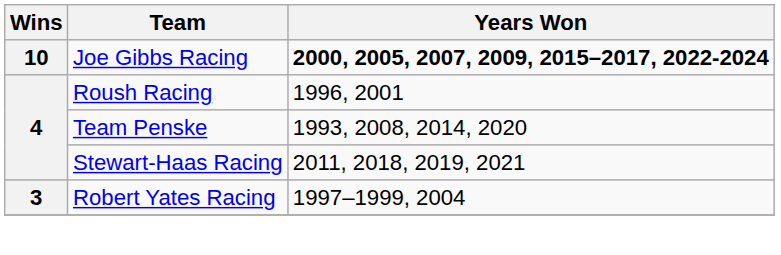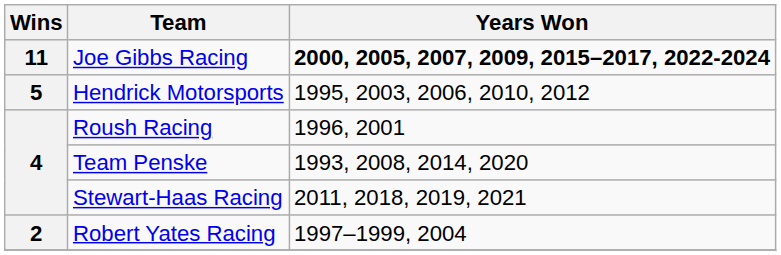(36, 58) 10 -> (36, 58) 11
+ row: (178, 93)
(36, 198) 3 -> (36, 233) 2
